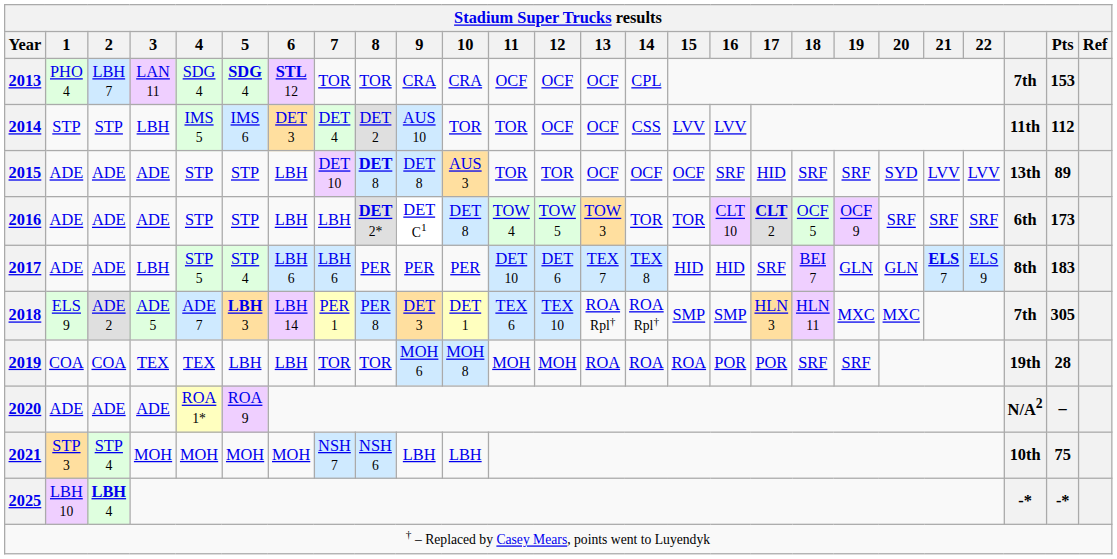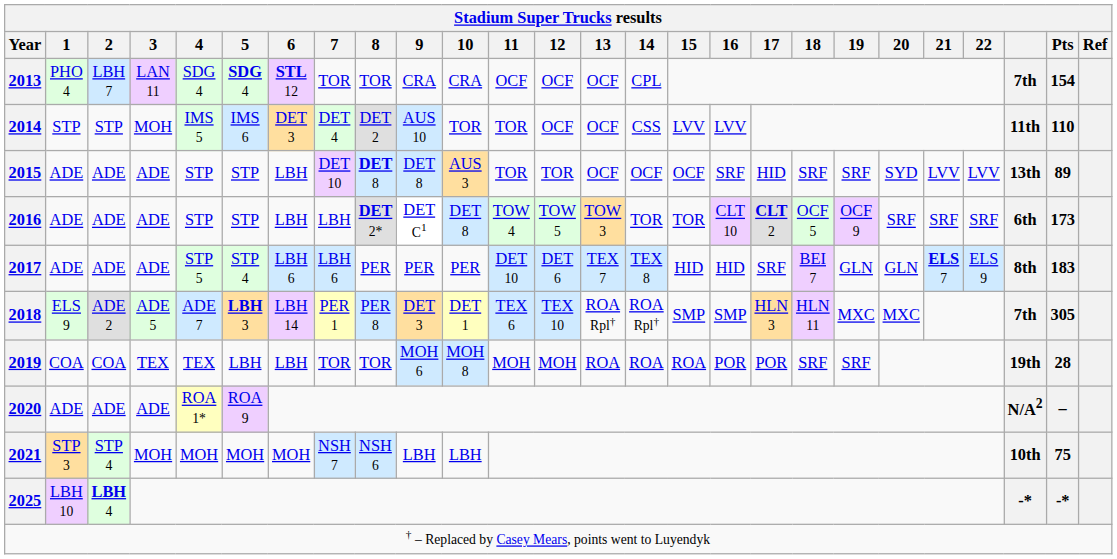(1063, 81) 153 -> (1063, 81) 154
(153, 127) LBH -> (153, 127) MOH
(1063, 127) 112 -> (1063, 127) 110
(153, 268) LBH -> (153, 268) ADE
